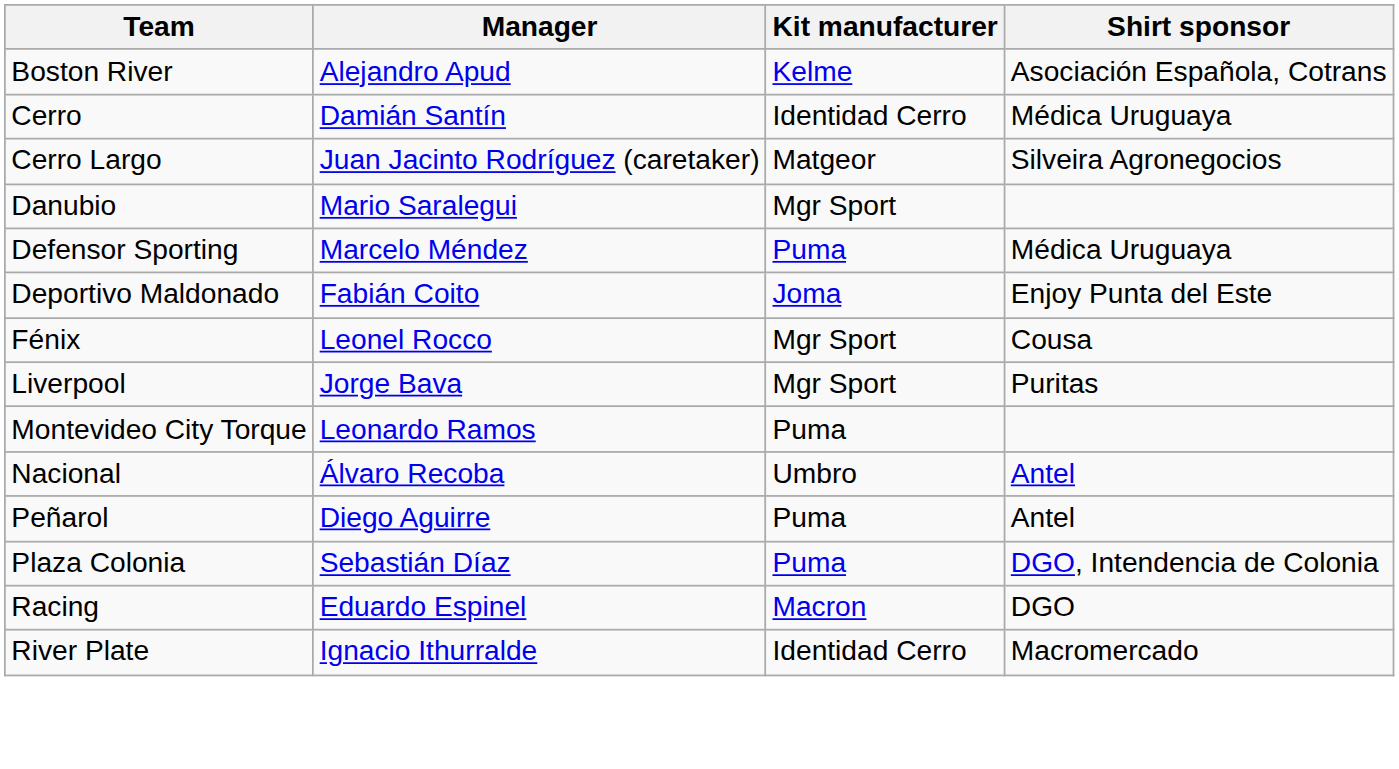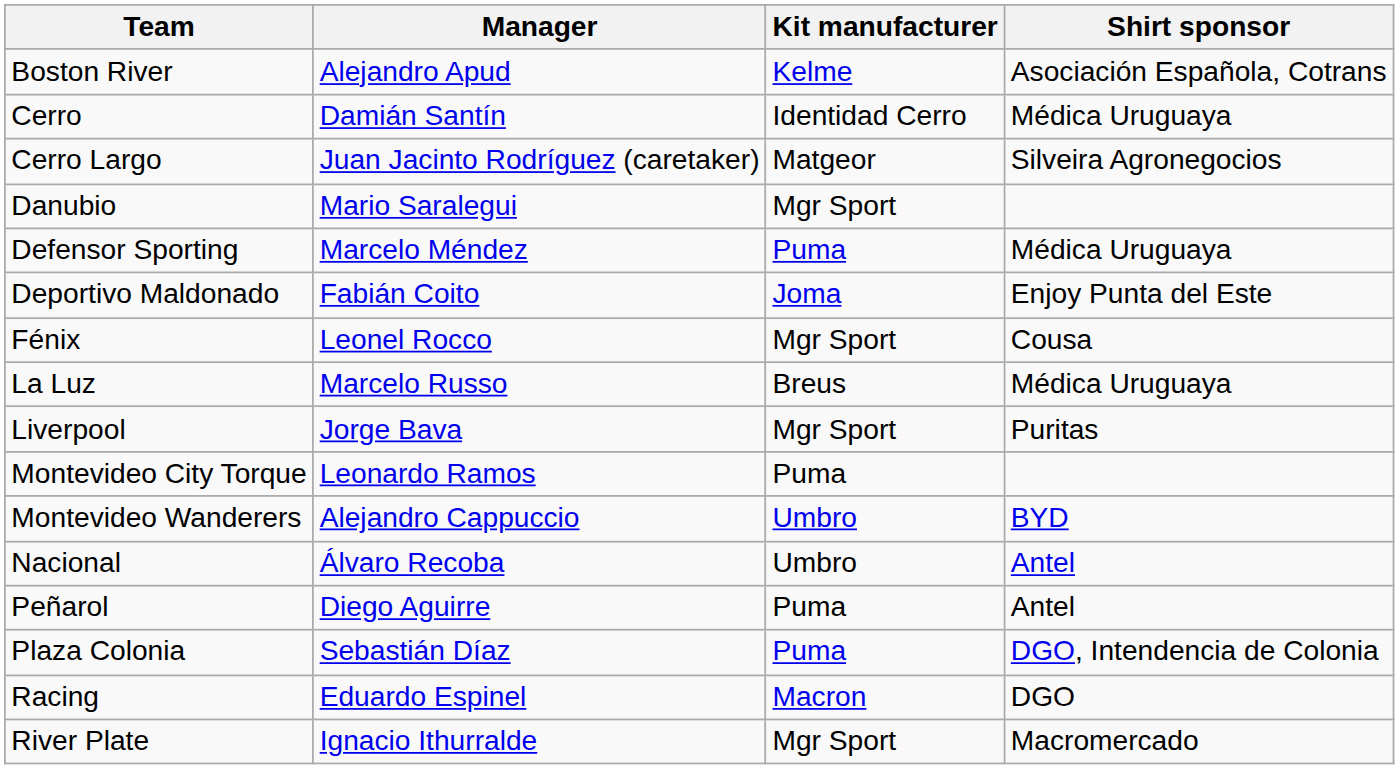+ row: (54, 384)
+ row: (156, 518)
(870, 652) Identidad Cerro -> (834, 741) Mgr Sport
